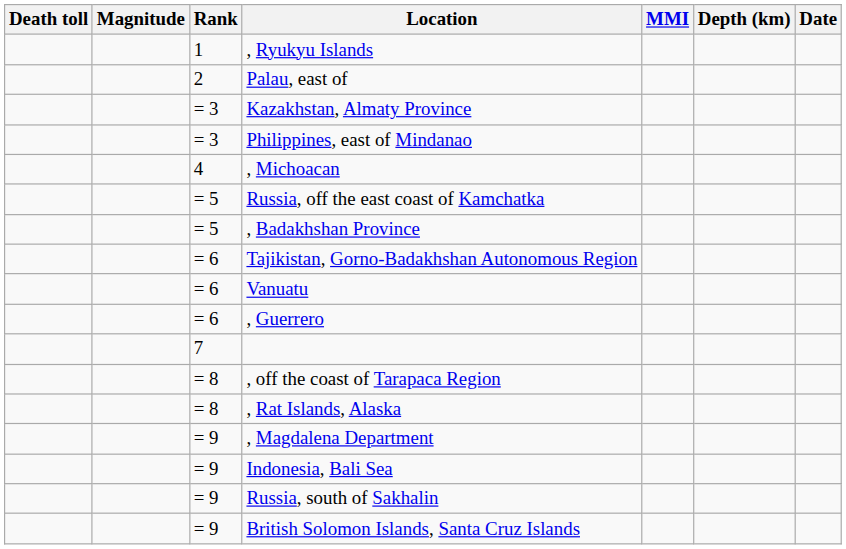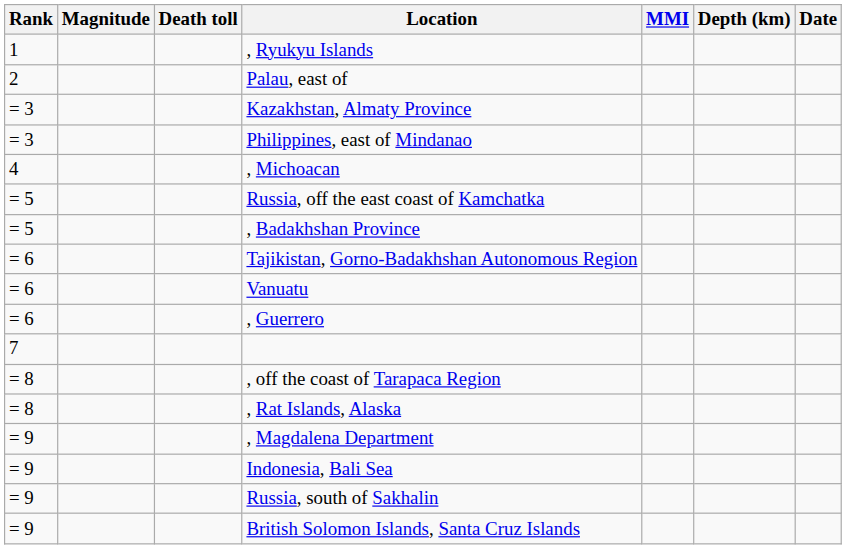columns swapped: (216, 19) <-> (49, 19)
